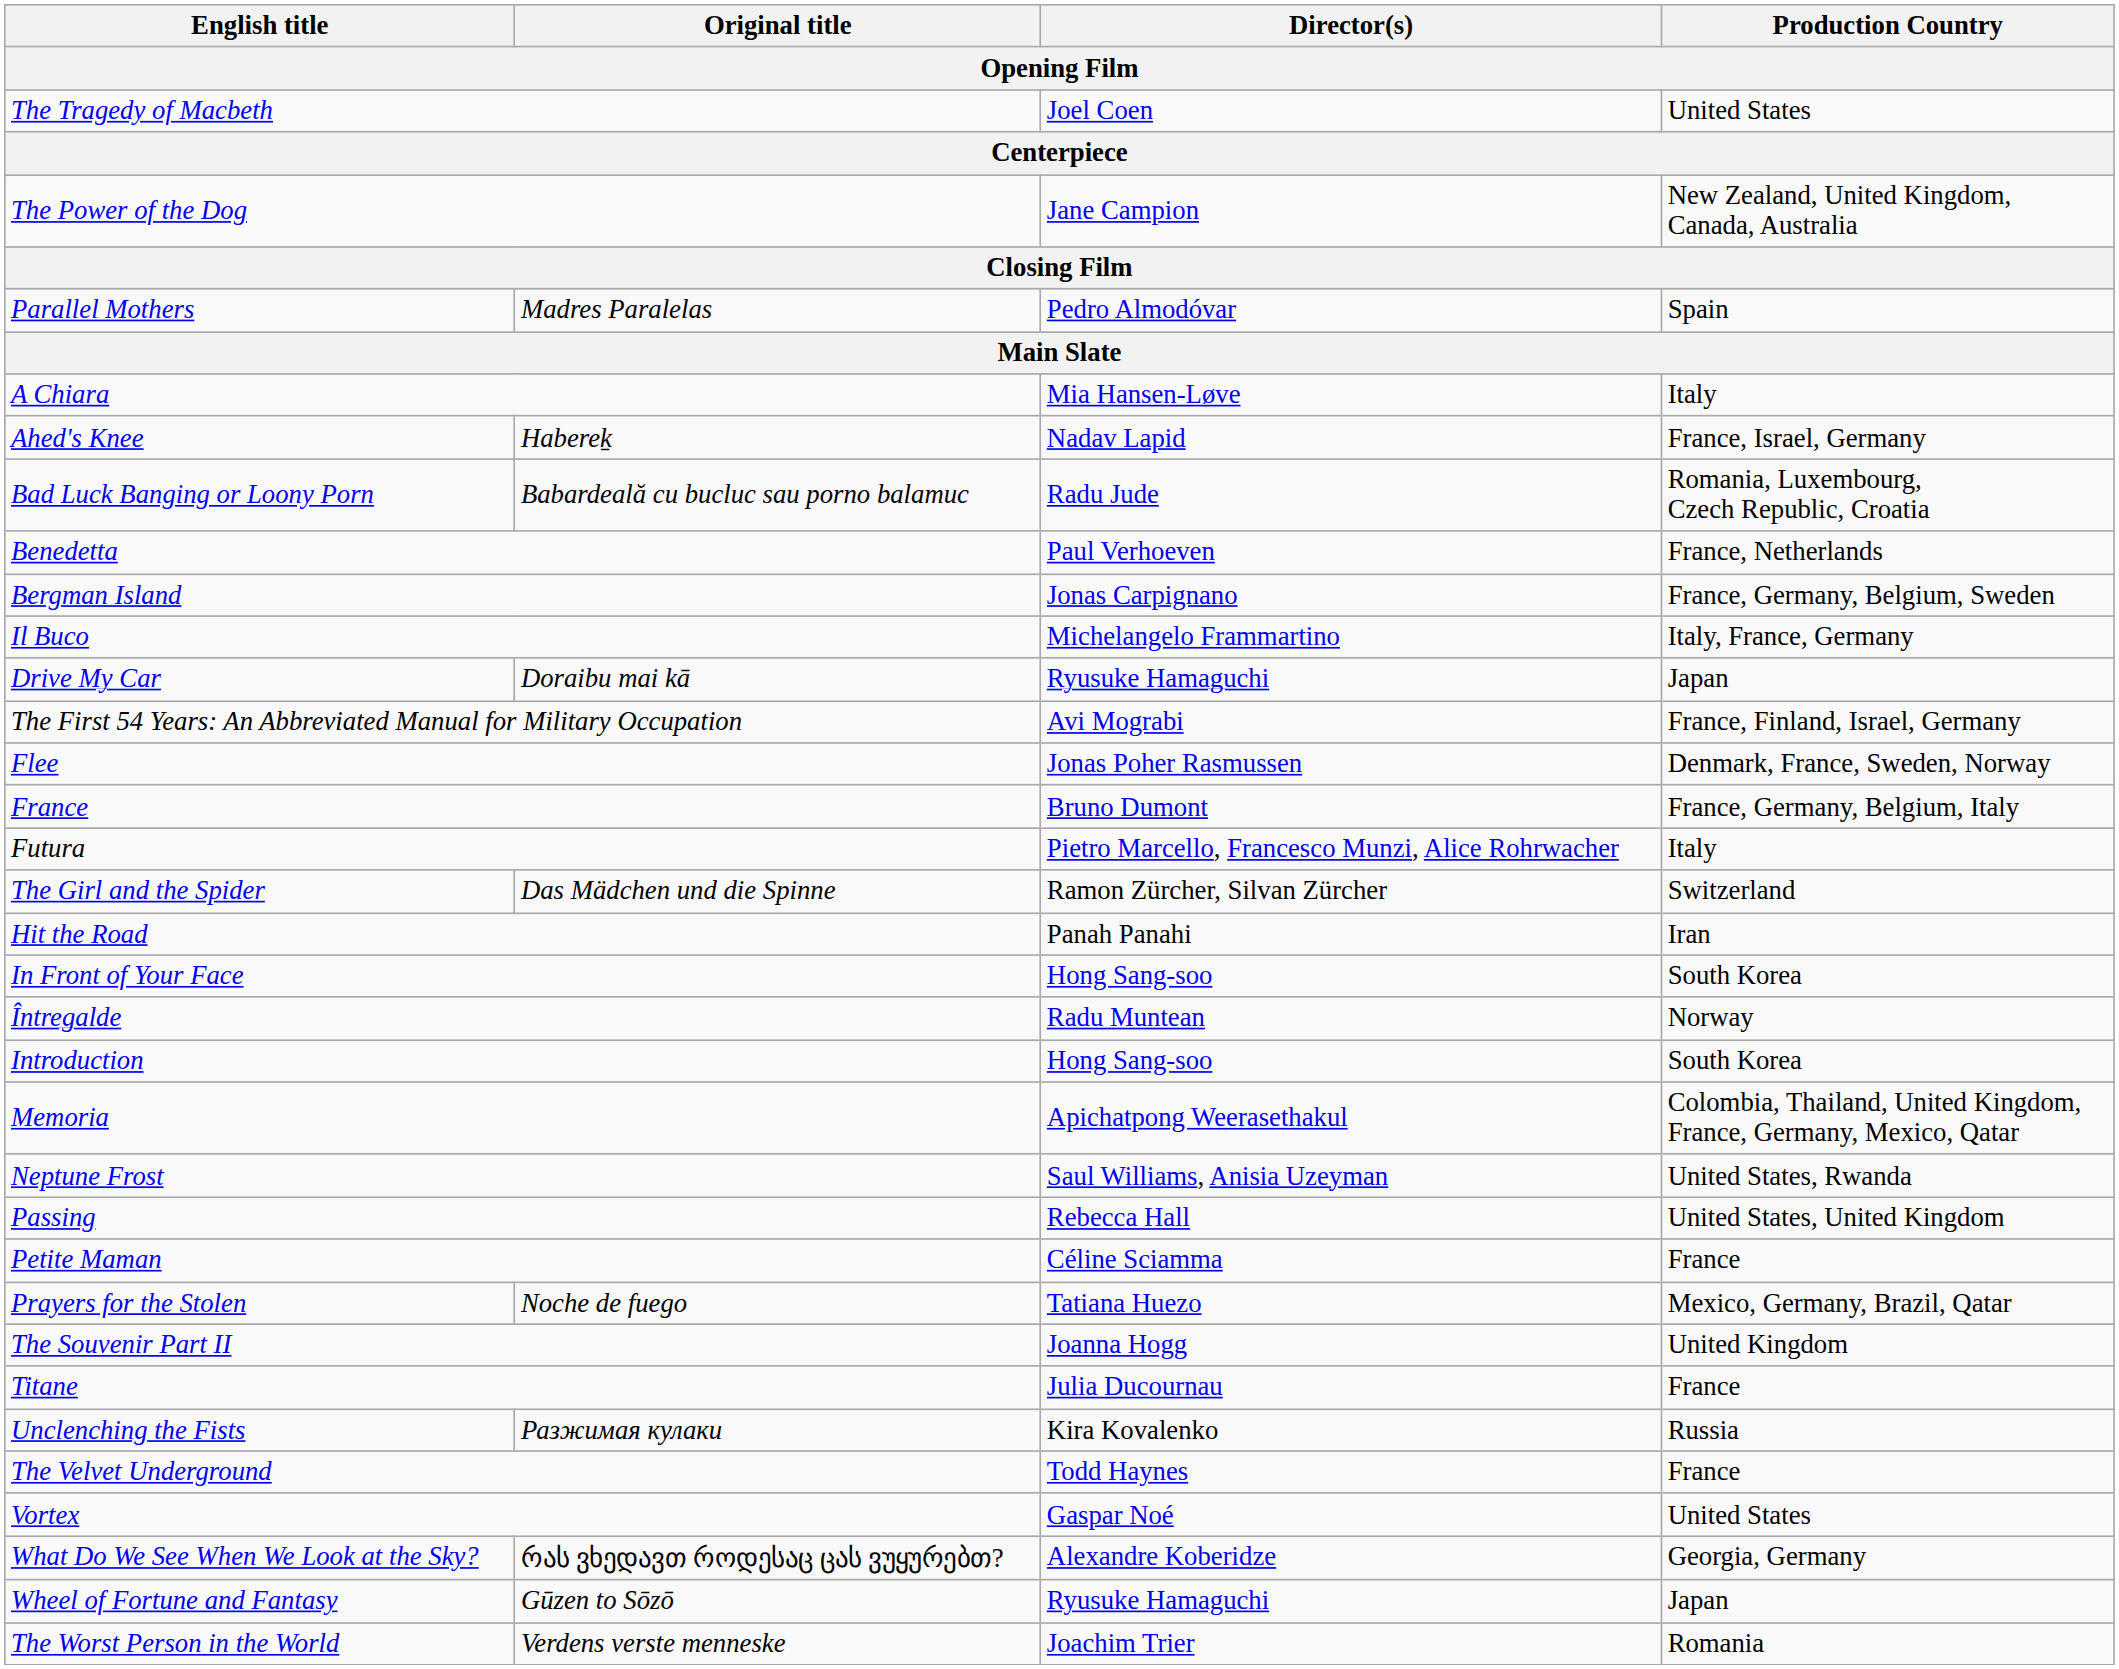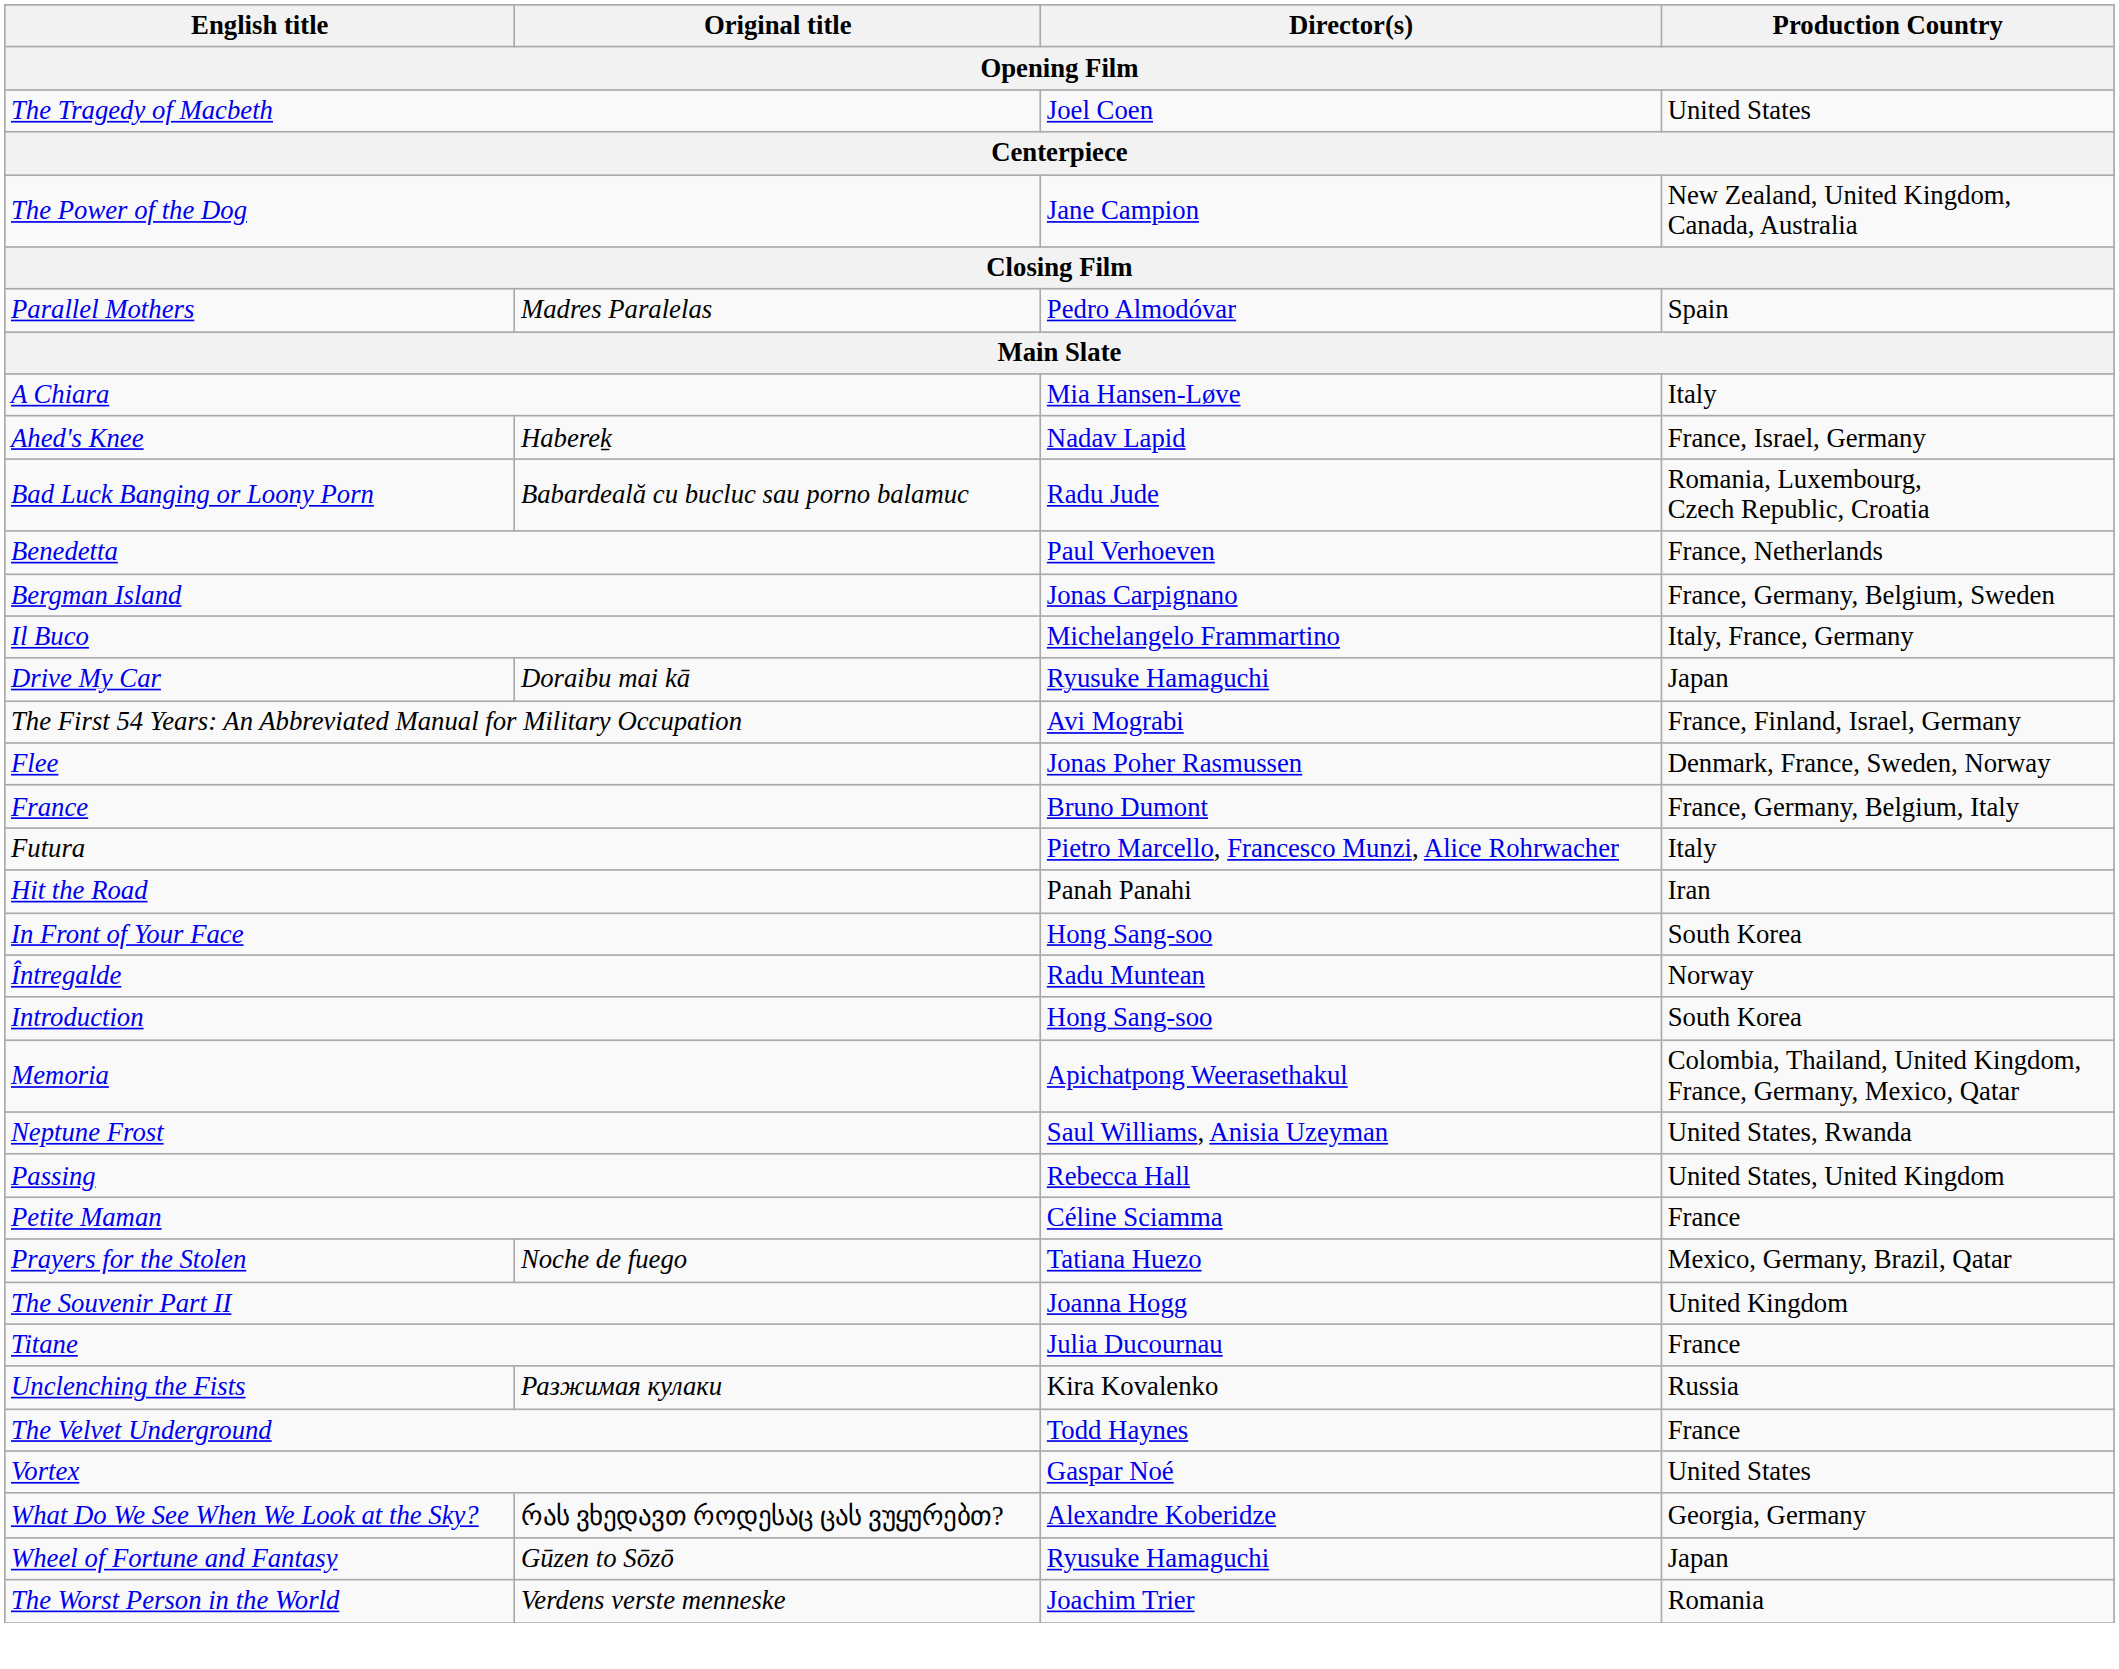- row: (138, 890)
